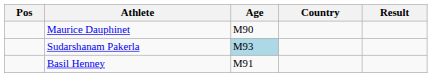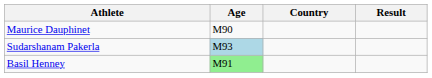- column: (24, 13)
(243, 64) no background -> (223, 64) lightgreen background
